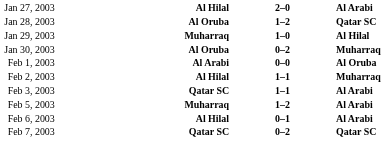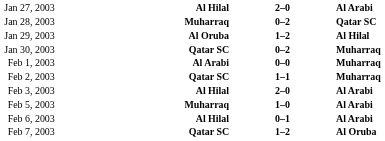(209, 21) Al Oruba -> (207, 21) Muharraq
(283, 21) 1–2 -> (283, 21) 0–2
(207, 35) Muharraq -> (209, 35) Al Oruba
(283, 35) 1–0 -> (283, 35) 1–2
(209, 49) Al Oruba -> (209, 49) Qatar SC
(356, 63) Al Oruba -> (358, 63) Muharraq
(212, 77) Al Hilal -> (209, 77) Qatar SC
(209, 90) Qatar SC -> (212, 90) Al Hilal
(283, 90) 1–1 -> (283, 90) 2–0
(283, 104) 1–2 -> (283, 104) 1–0
(283, 132) 0–2 -> (283, 132) 1–2
(356, 132) Qatar SC -> (356, 132) Al Oruba
